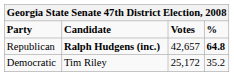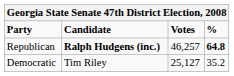(185, 46) 42,657 -> (185, 46) 46,257
(185, 63) 25,172 -> (185, 63) 25,127
